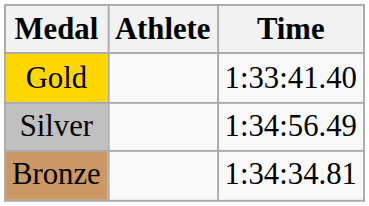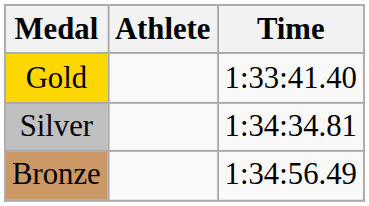(291, 126) 1:34:56.49 -> (291, 126) 1:34:34.81
(291, 175) 1:34:34.81 -> (291, 175) 1:34:56.49
